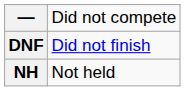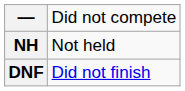rows swapped: (26, 45) <-> (26, 72)
